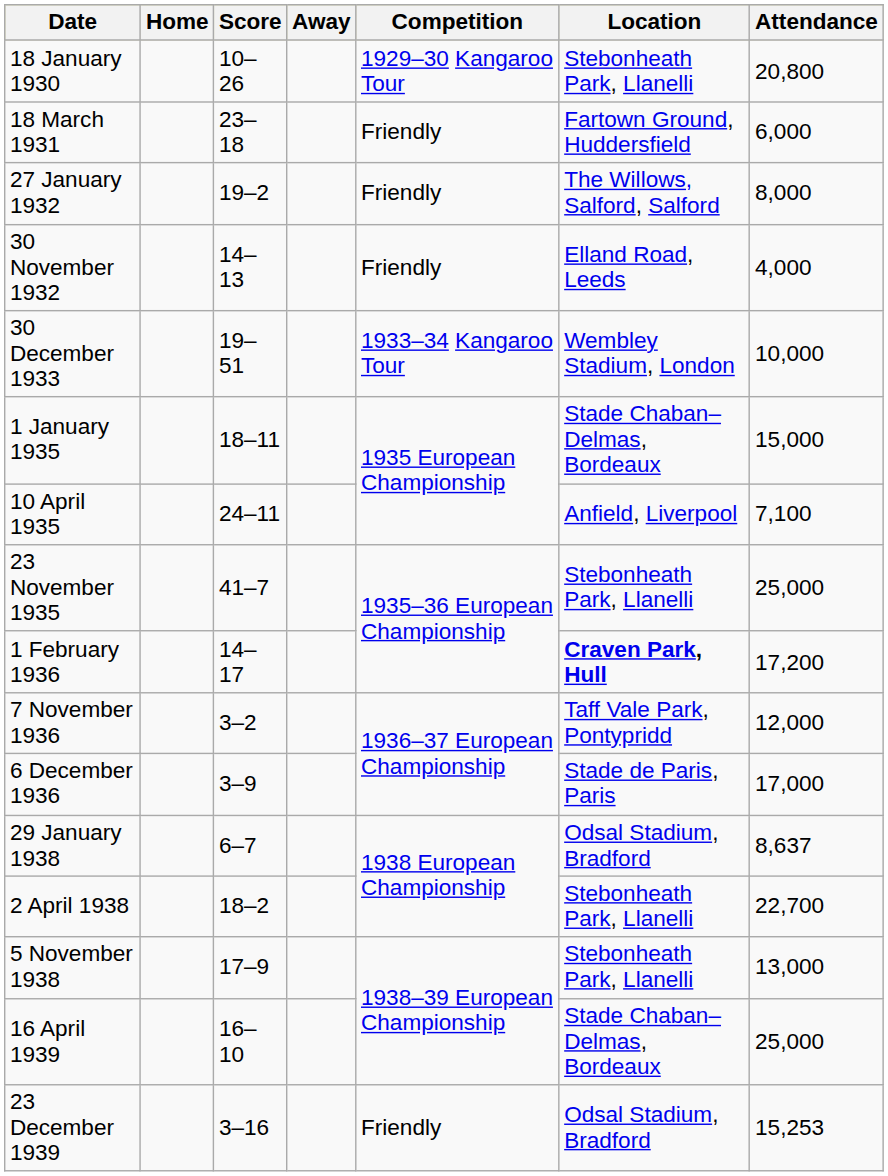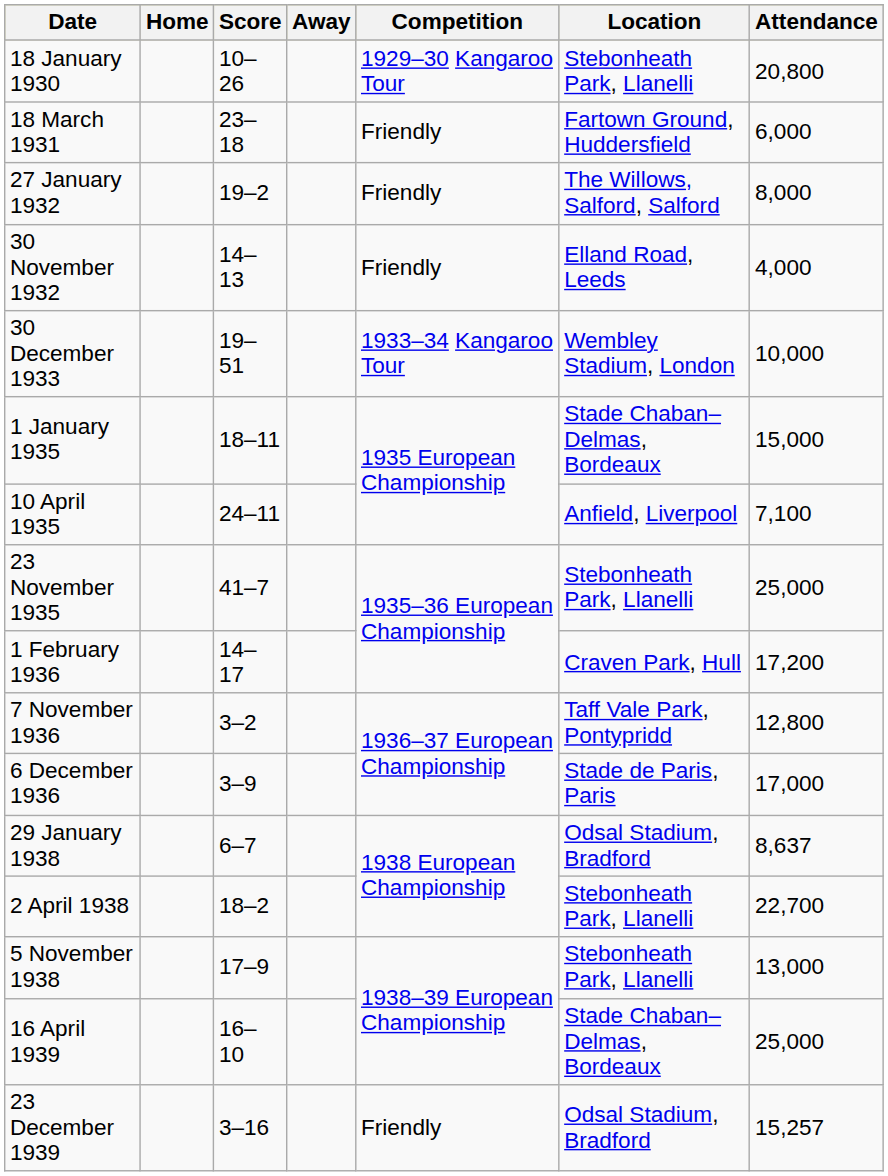(633, 661) bold -> (653, 661) normal
(790, 722) 12,000 -> (790, 722) 12,800
(790, 1127) 15,253 -> (790, 1127) 15,257
